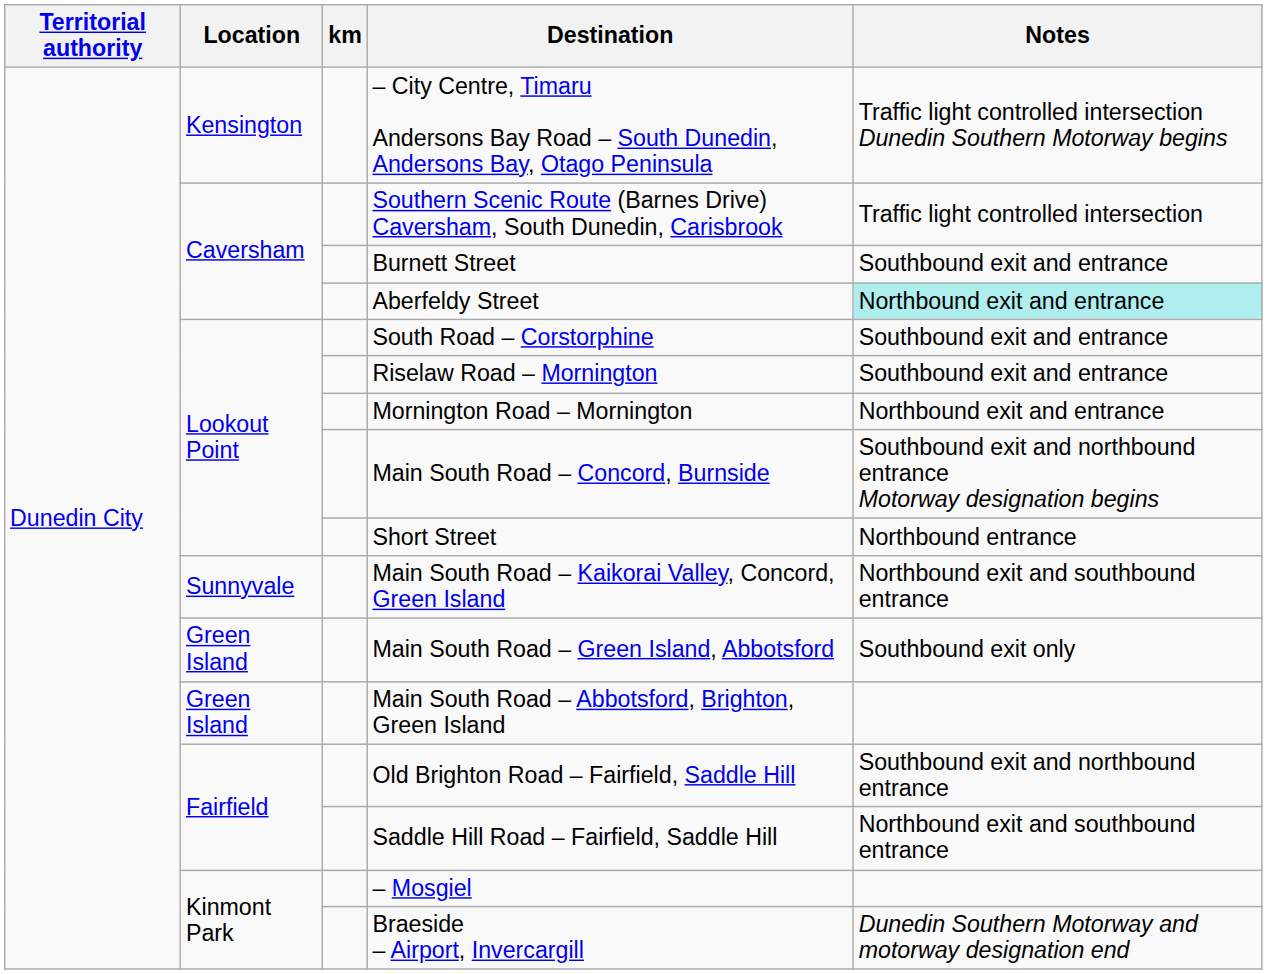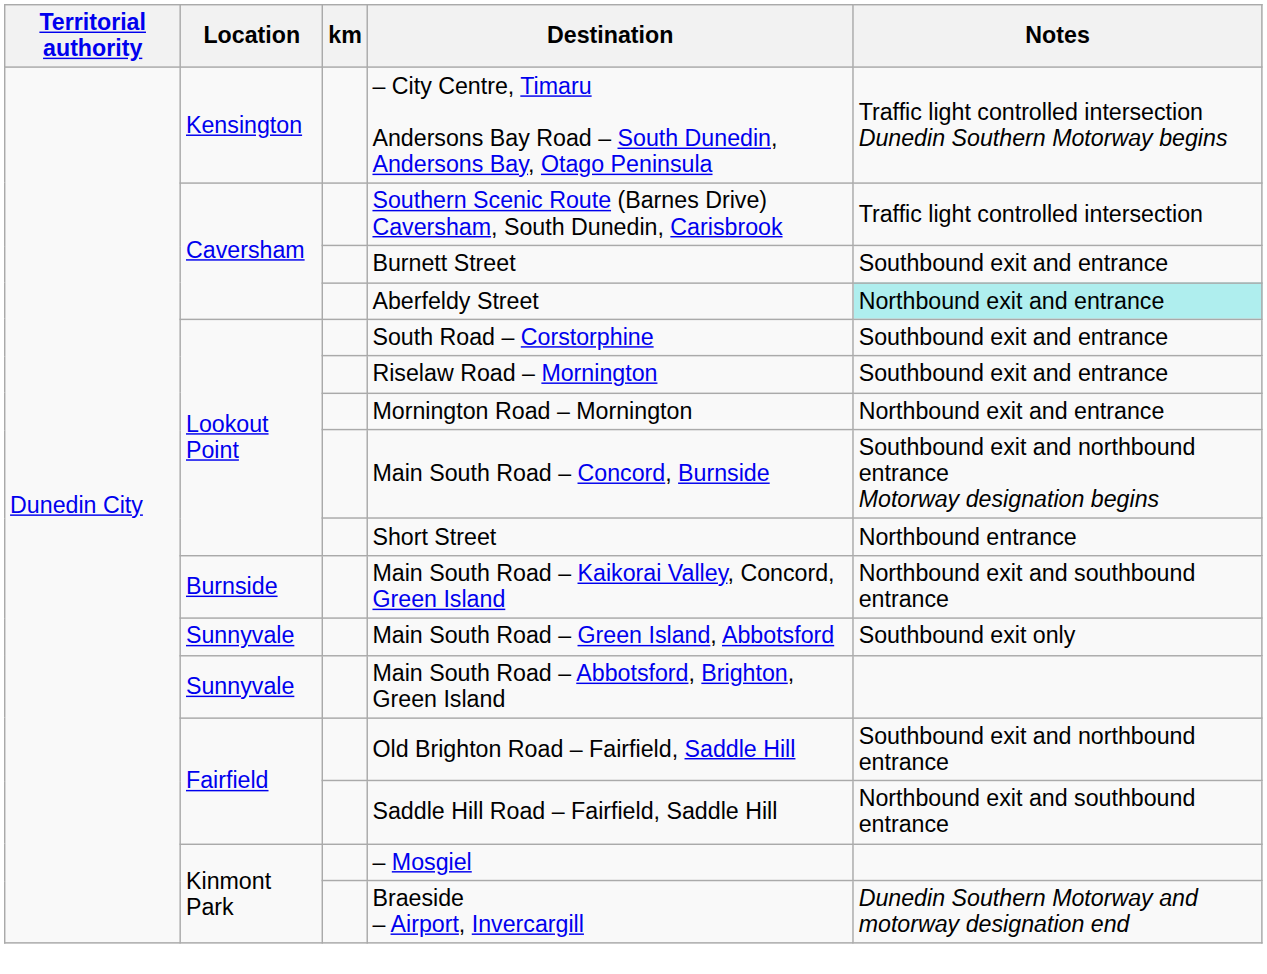(240, 586) Sunnyvale -> (232, 586) Burnside
(218, 649) Green Island -> (240, 636) Sunnyvale
(218, 712) Green Island -> (240, 686) Sunnyvale
